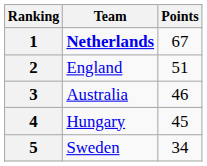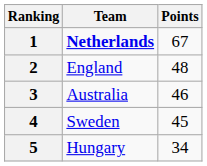(180, 67) 51 -> (180, 67) 48
(96, 121) Hungary -> (93, 121) Sweden
(93, 147) Sweden -> (96, 147) Hungary
